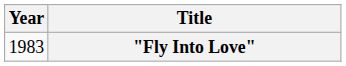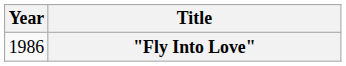(26, 46) 1983 -> (26, 46) 1986
